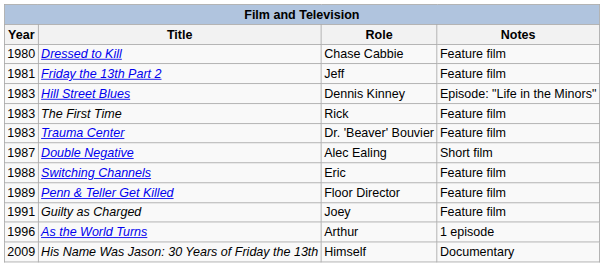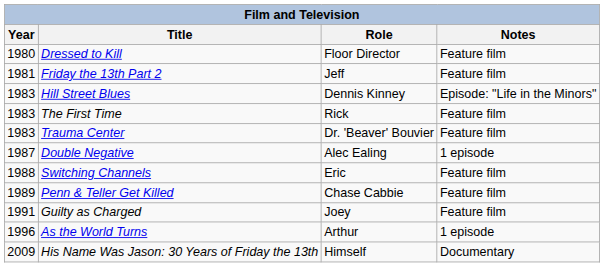(364, 54) Chase Cabbie -> (362, 54) Floor Director
(466, 153) Short film -> (467, 153) 1 episode
(362, 193) Floor Director -> (364, 193) Chase Cabbie
